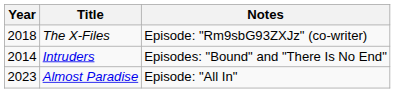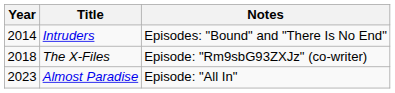rows swapped: (69, 56) <-> (76, 35)
